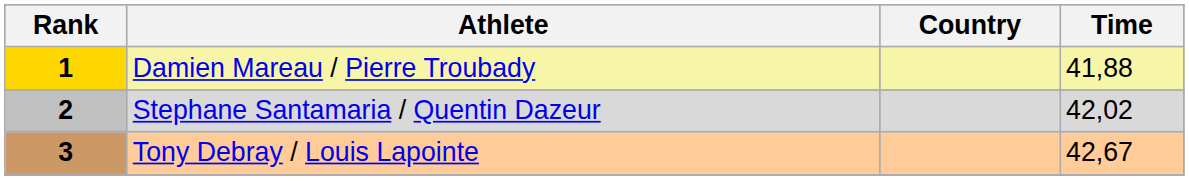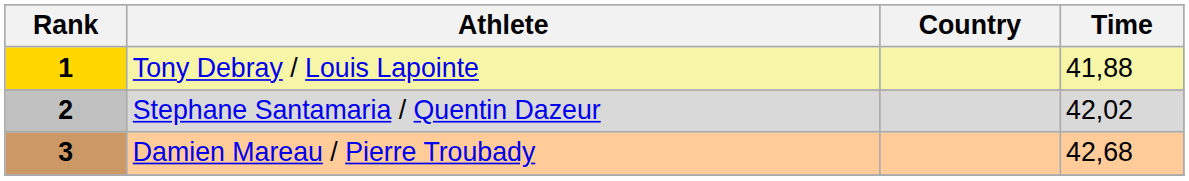(334, 68) Damien Mareau / Pierre Troubady -> (306, 68) Tony Debray / Louis Lapointe
(306, 152) Tony Debray / Louis Lapointe -> (334, 152) Damien Mareau / Pierre Troubady
(1100, 152) 42,67 -> (1100, 152) 42,68
